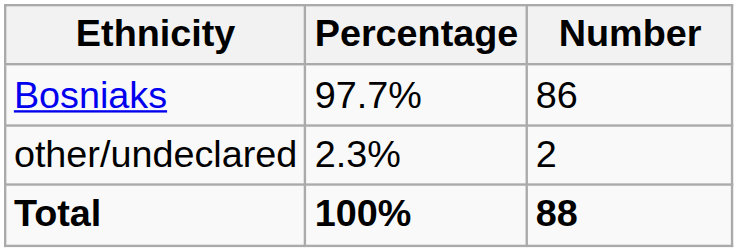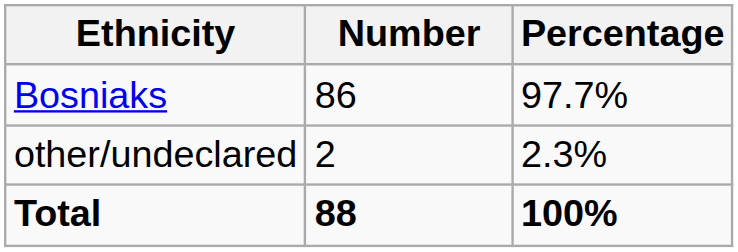columns swapped: (630, 34) <-> (417, 34)
